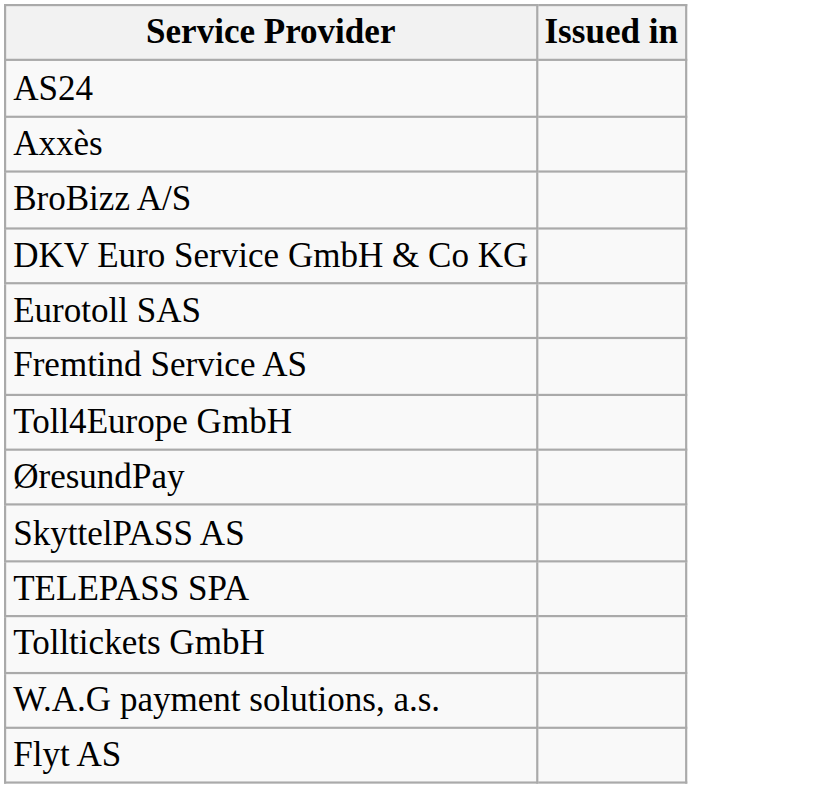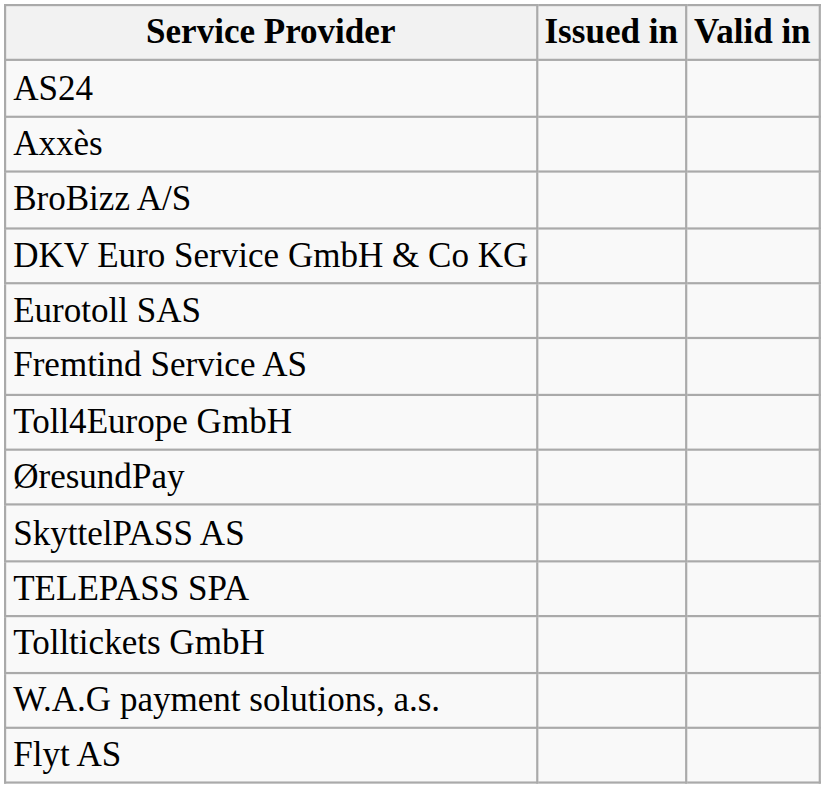+ column: (752, 32)
